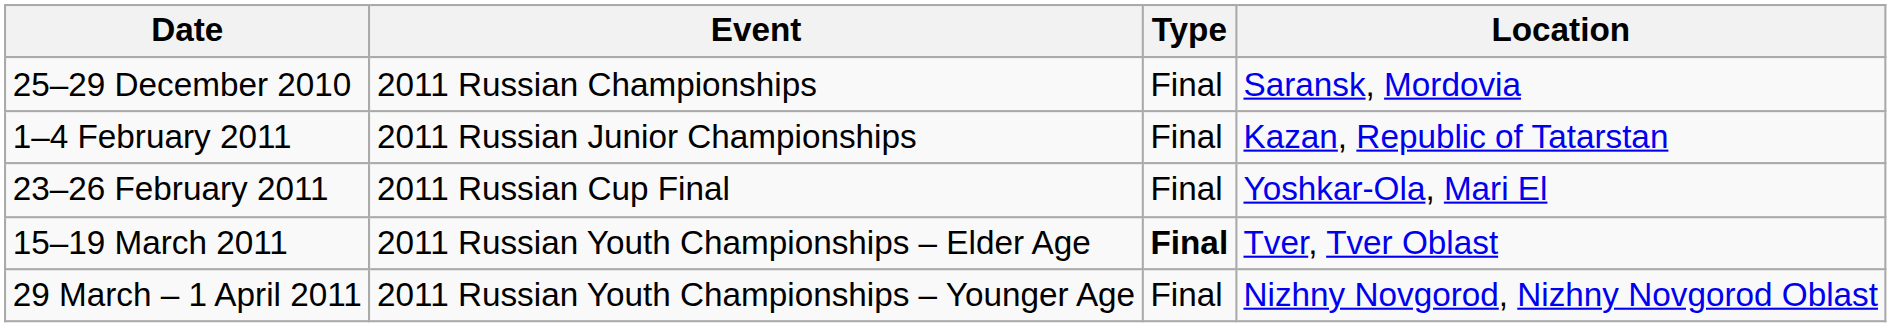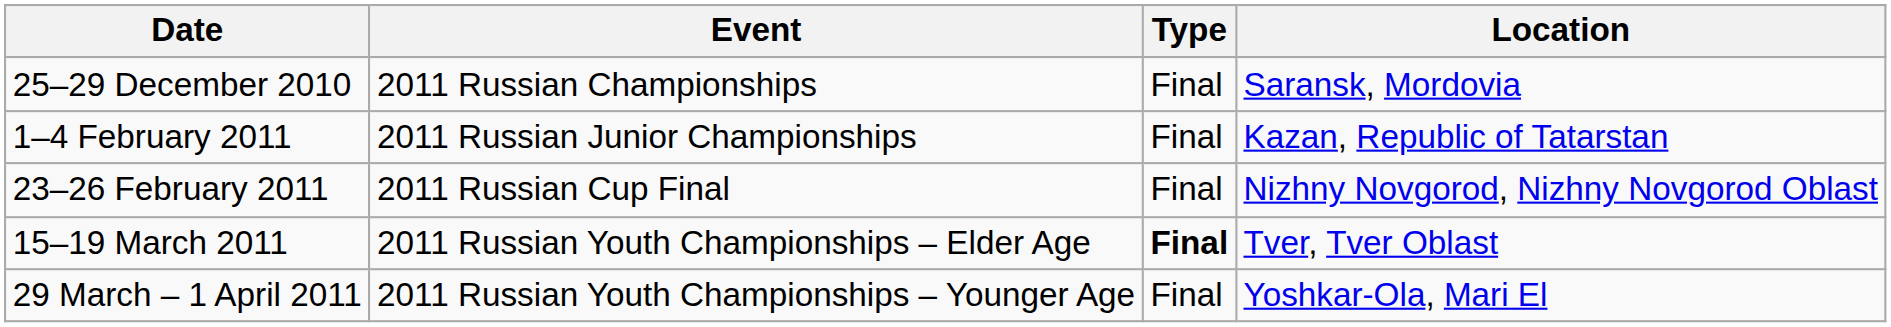(1395, 189) Yoshkar-Ola, Mari El -> (1561, 189) Nizhny Novgorod, Nizhny Novgorod Oblast
(1561, 294) Nizhny Novgorod, Nizhny Novgorod Oblast -> (1395, 294) Yoshkar-Ola, Mari El
